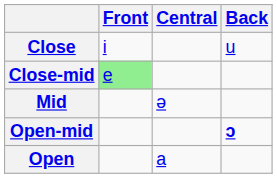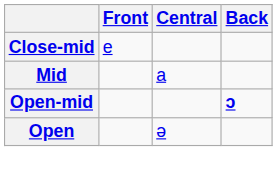- row: (52, 46)
(108, 74) lightgreen background -> (108, 46) no background
(161, 103) ə -> (161, 74) a
(161, 159) a -> (161, 131) ə
